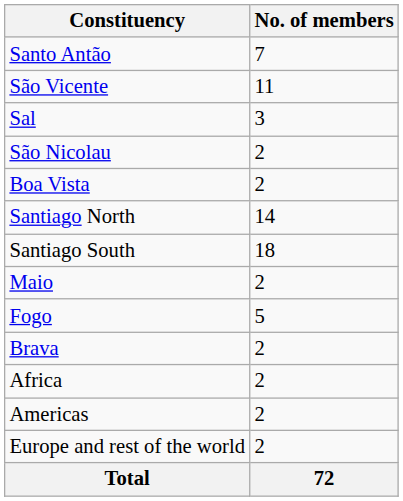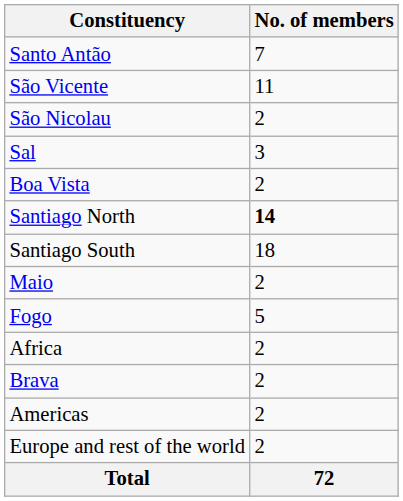rows swapped: (60, 151) <-> (23, 119)
(265, 217) normal -> (265, 217) bold
rows swapped: (34, 348) <-> (36, 380)
